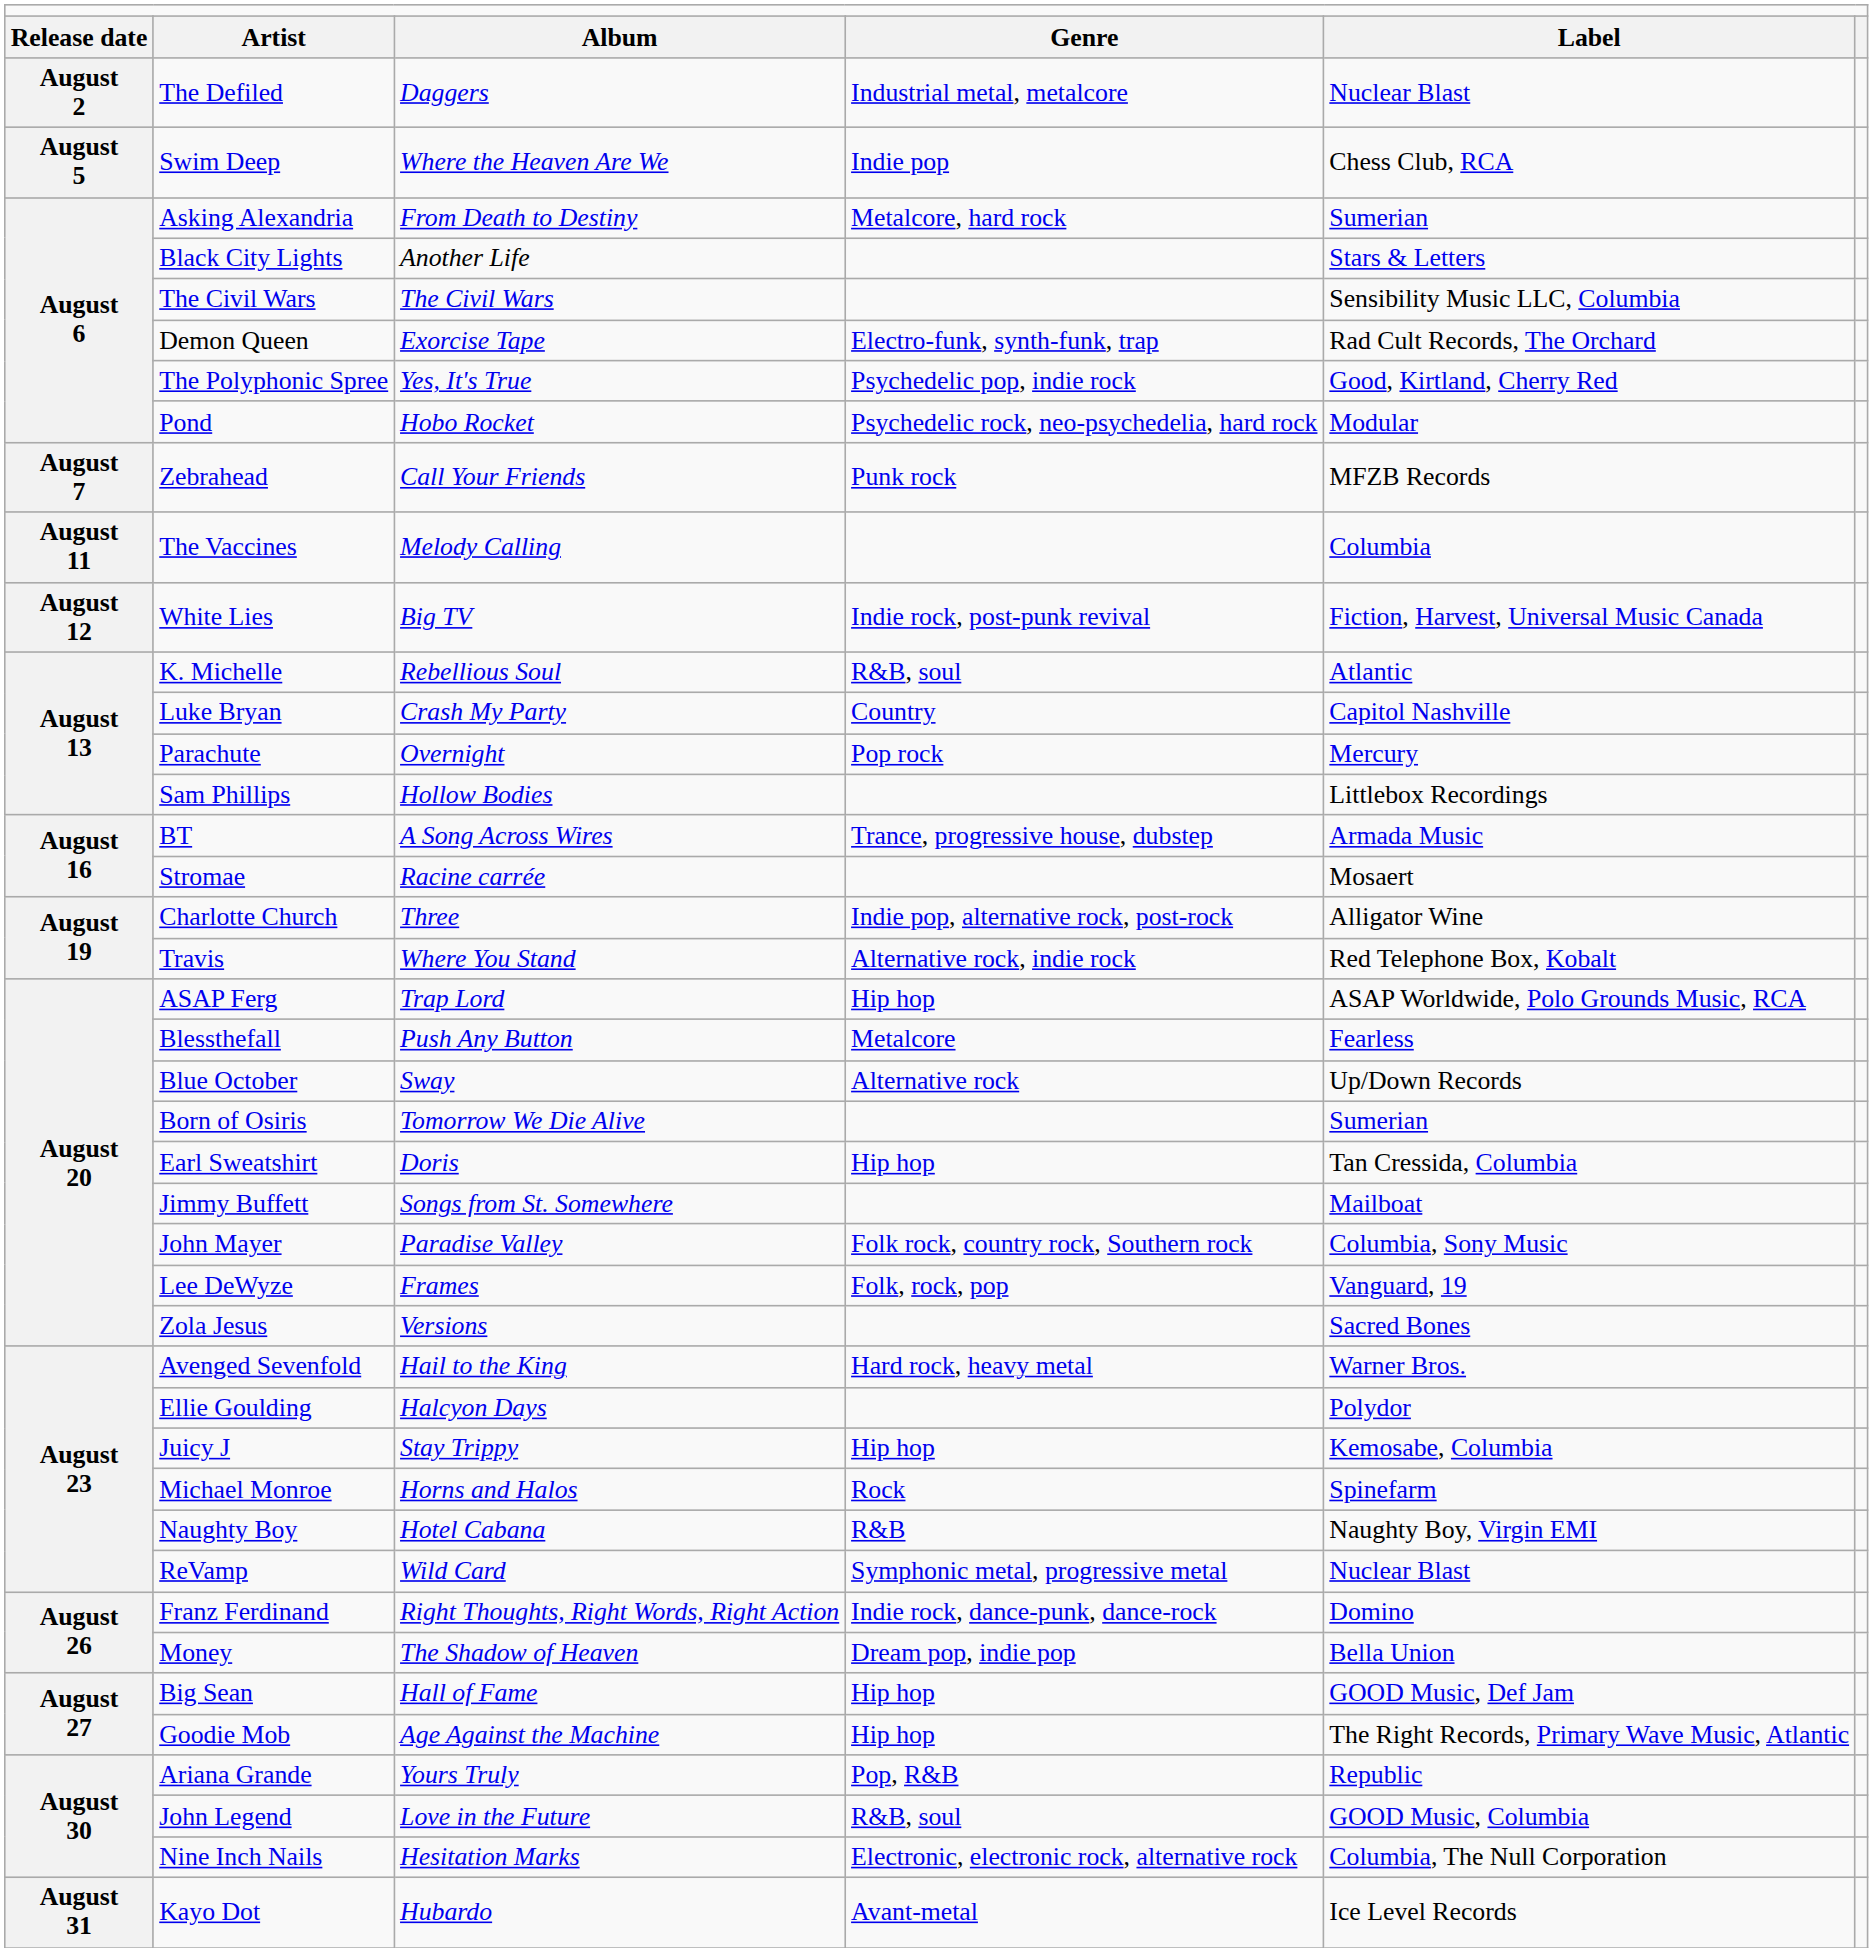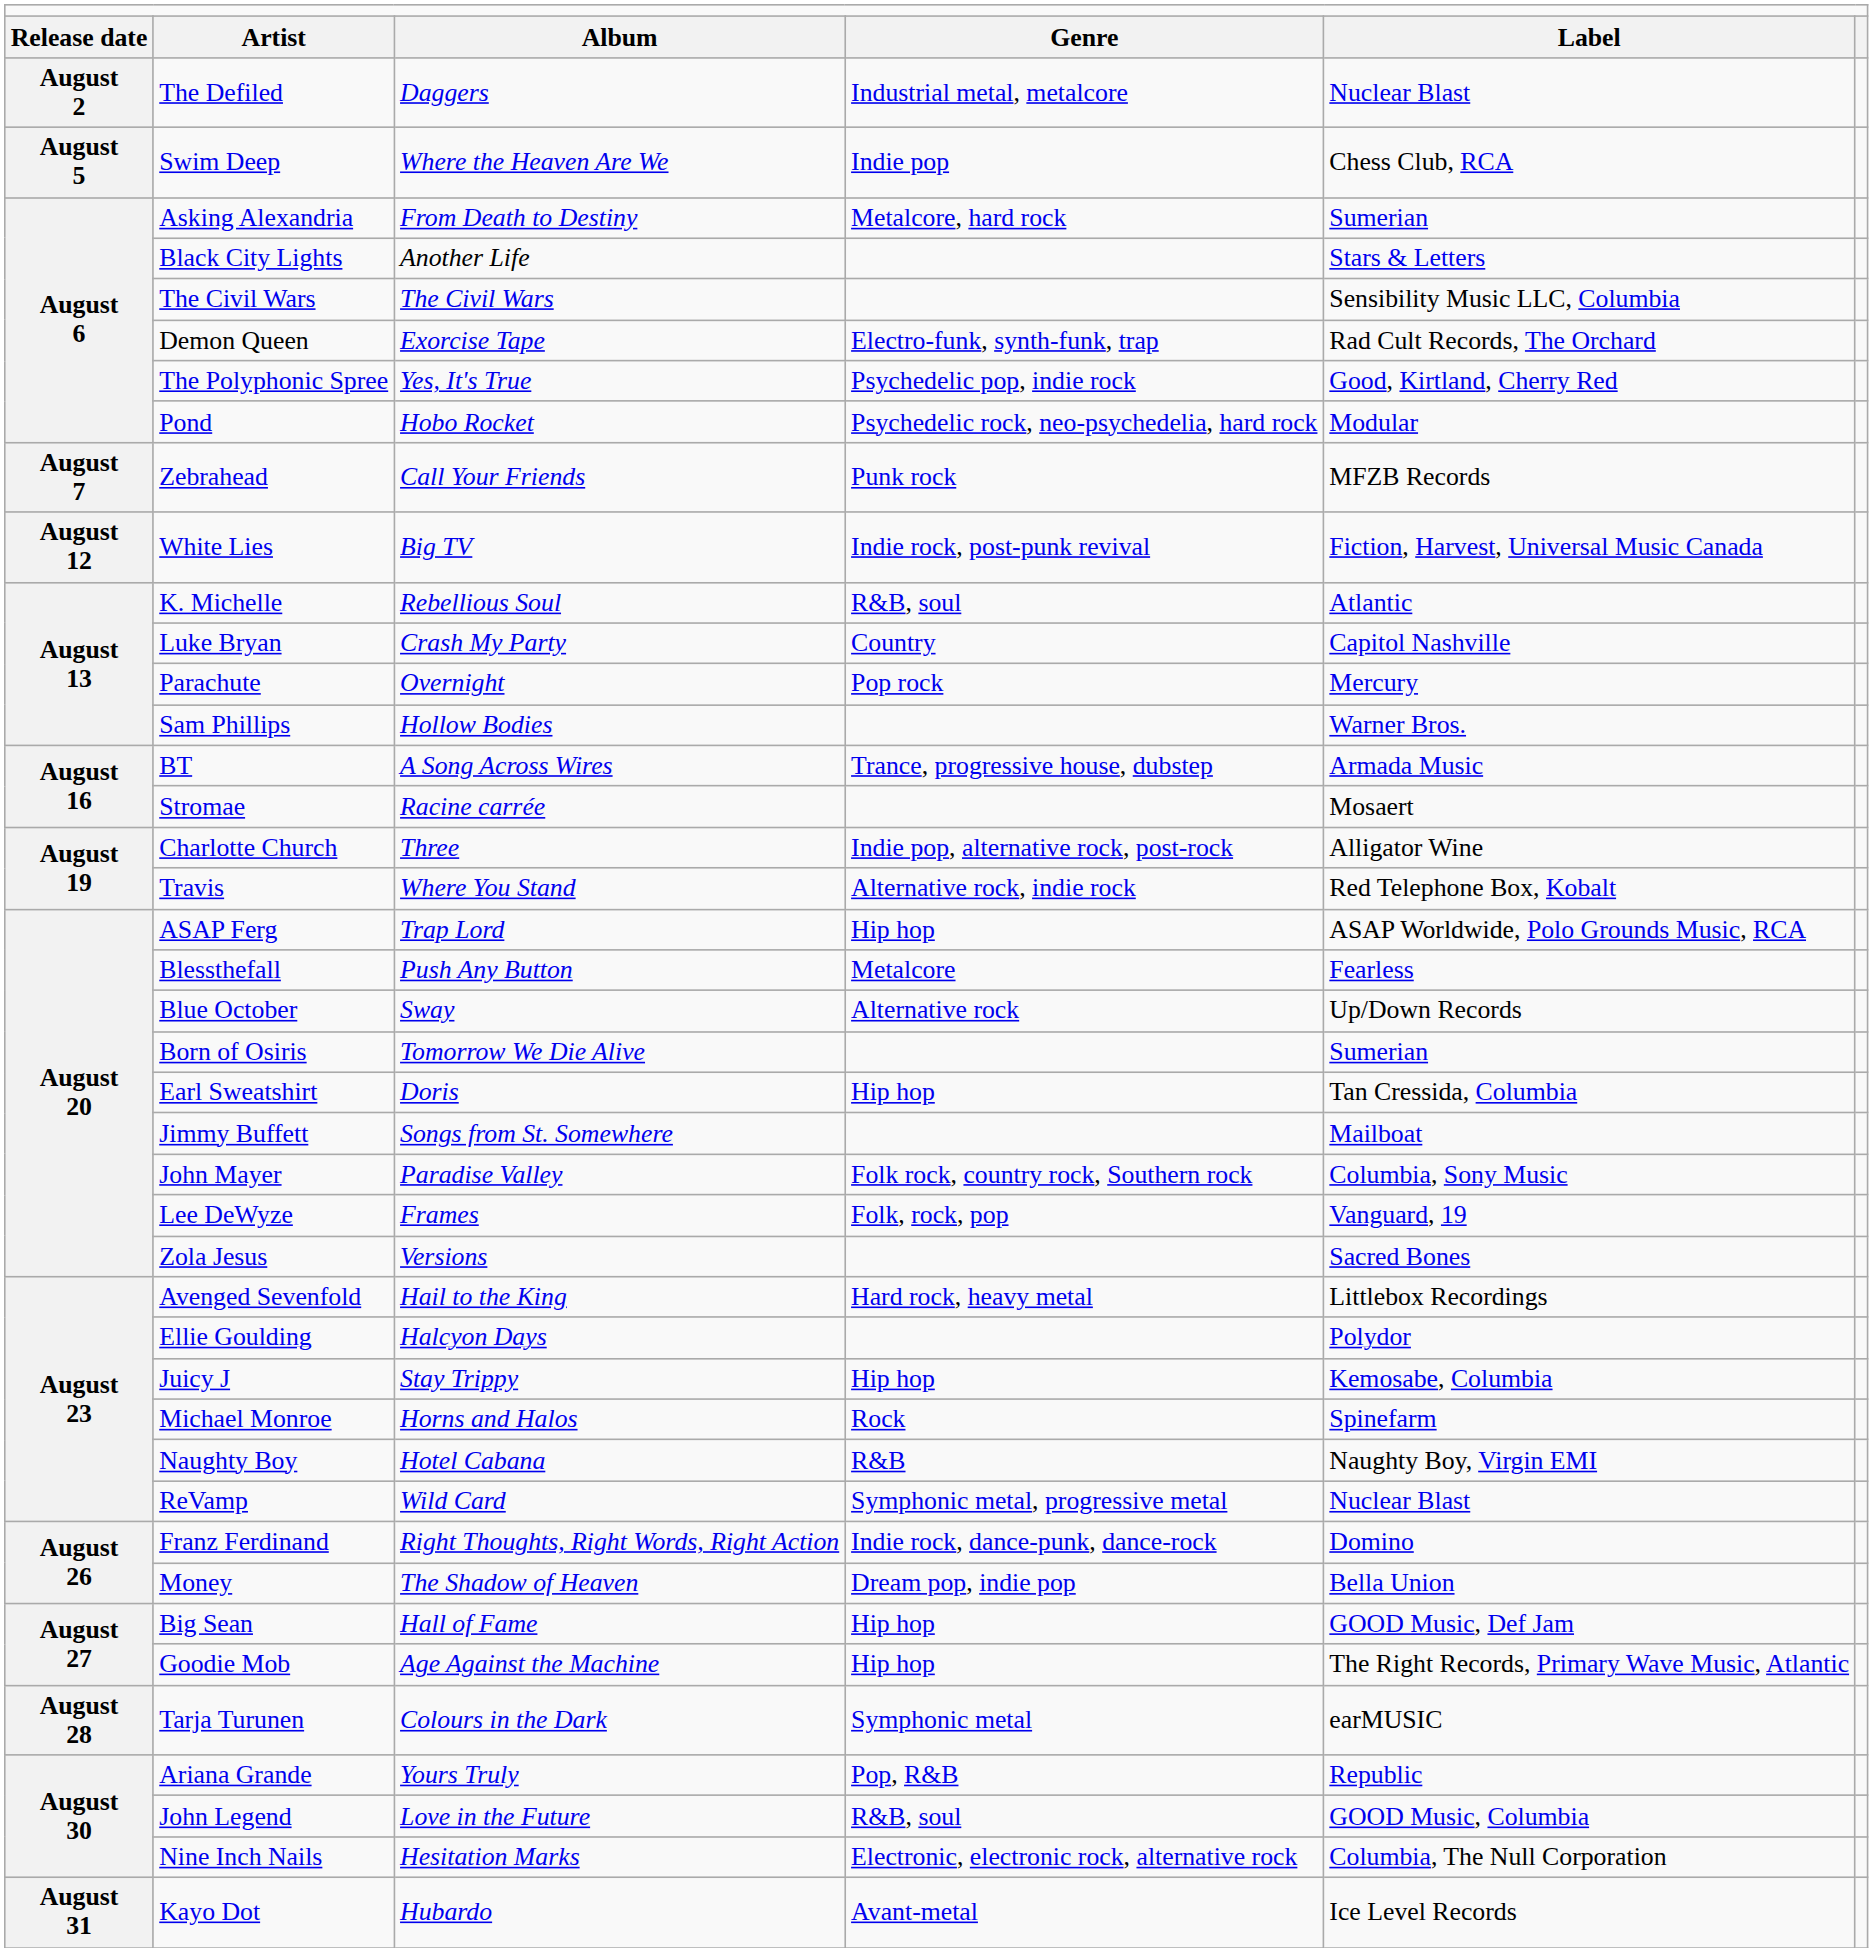- row: (228, 546)
(1438, 794) Littlebox Recordings -> (1398, 724) Warner Bros.
(1398, 1366) Warner Bros. -> (1438, 1296) Littlebox Recordings
+ row: (232, 1719)
